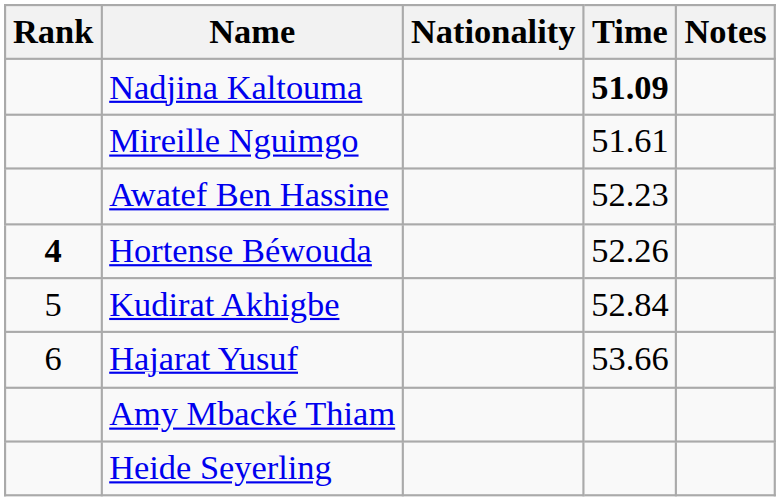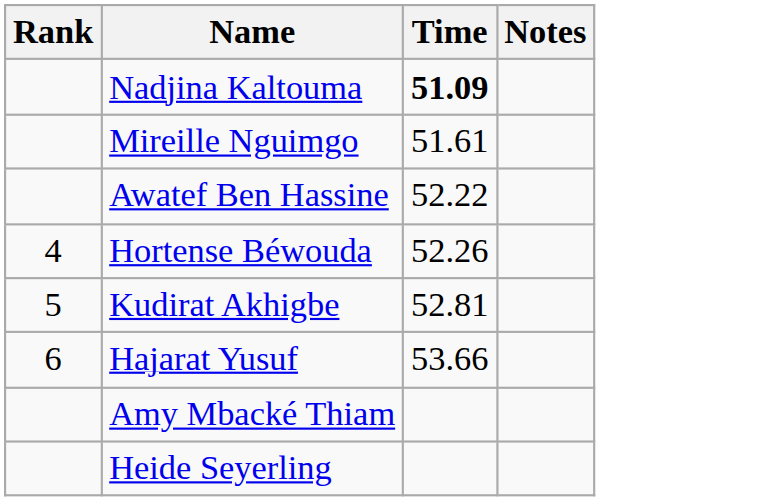- column: (493, 31)
(630, 195) 52.23 -> (450, 195) 52.22
(53, 250) bold -> (53, 250) normal
(630, 304) 52.84 -> (450, 304) 52.81
